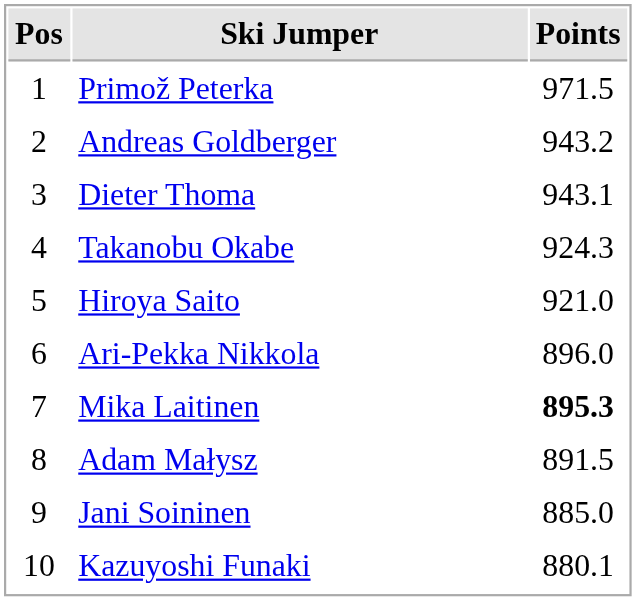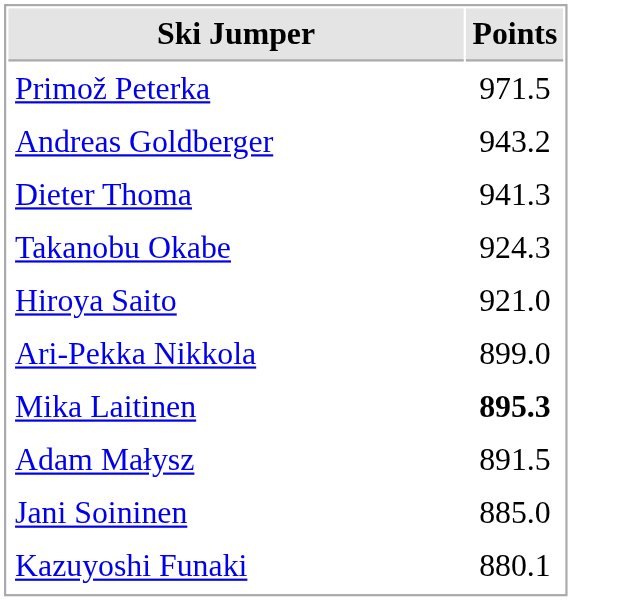- column: (39, 33)
(578, 194) 943.1 -> (515, 194) 941.3
(578, 353) 896.0 -> (515, 353) 899.0
